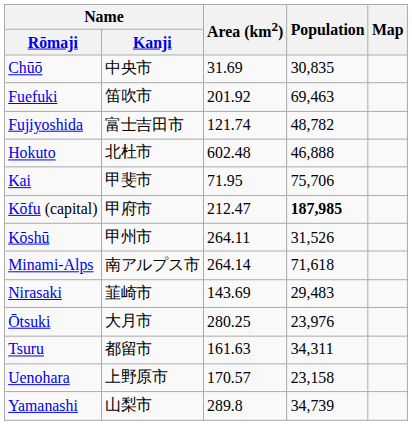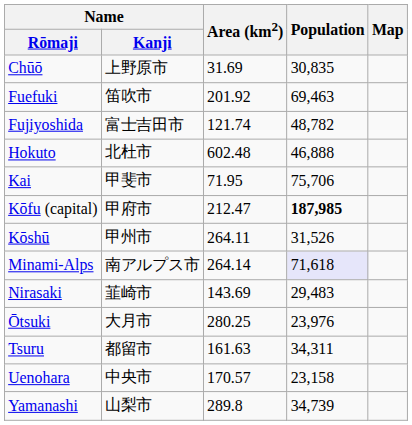(128, 68) 中央市 -> (136, 68) 上野原市
(312, 265) no background -> (312, 265) lavender background
(136, 377) 上野原市 -> (128, 377) 中央市
